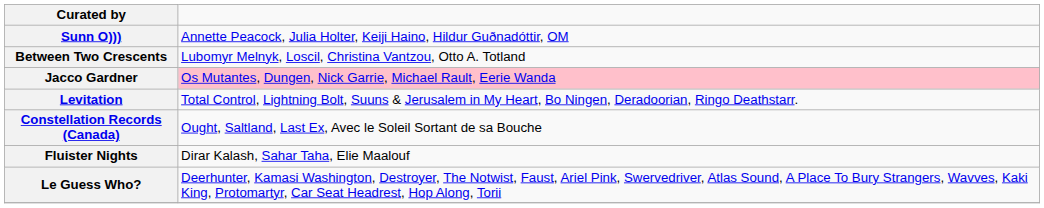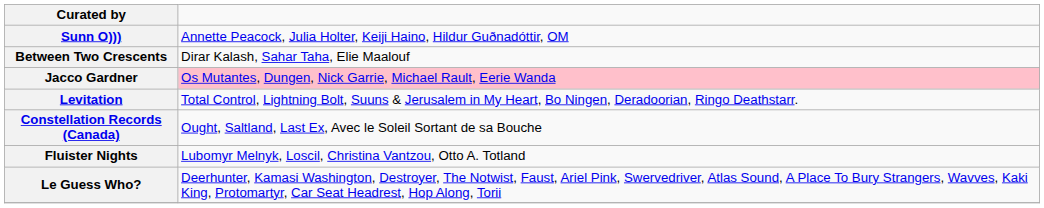(353, 57) Lubomyr Melnyk, Loscil, Christina Vantzou, Otto A. Totland -> (295, 57) Dirar Kalash, Sahar Taha, Elie Maalouf
(295, 156) Dirar Kalash, Sahar Taha, Elie Maalouf -> (353, 156) Lubomyr Melnyk, Loscil, Christina Vantzou, Otto A. Totland
